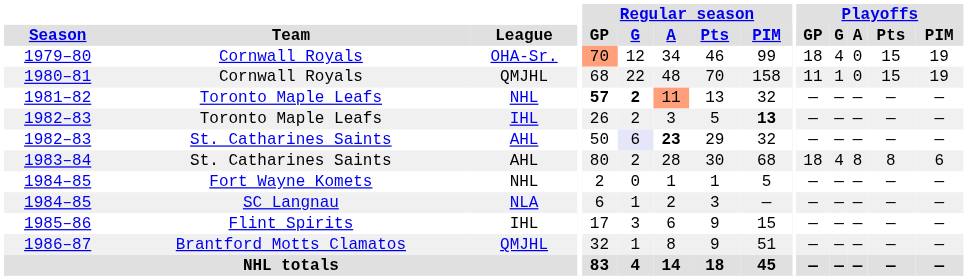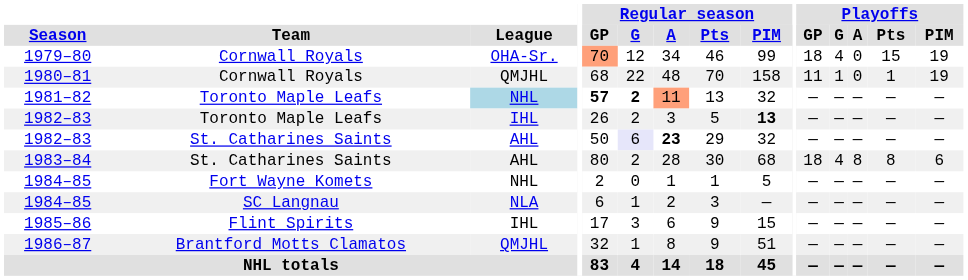(891, 77) 15 -> (891, 77) 1
(524, 98) no background -> (524, 98) lightblue background
